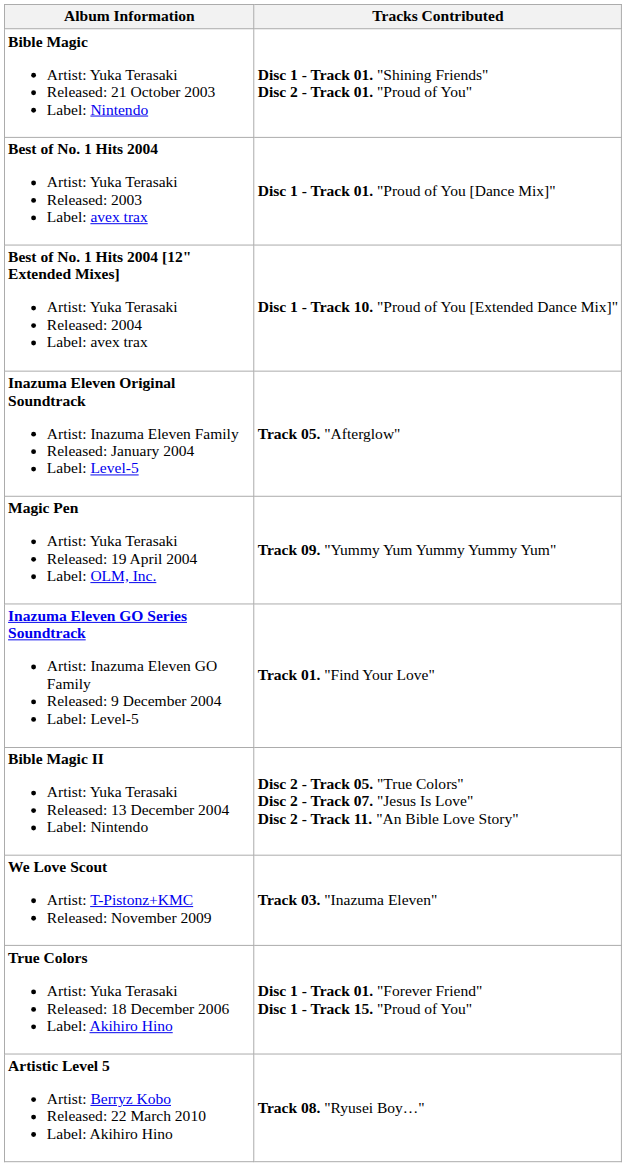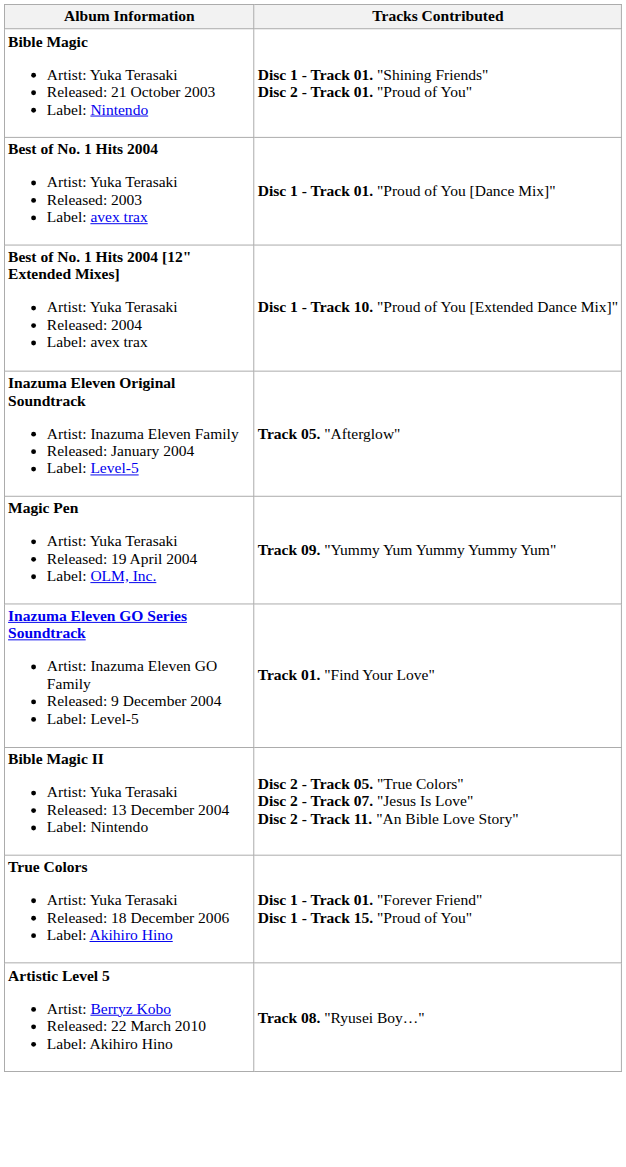- row: (129, 893)
